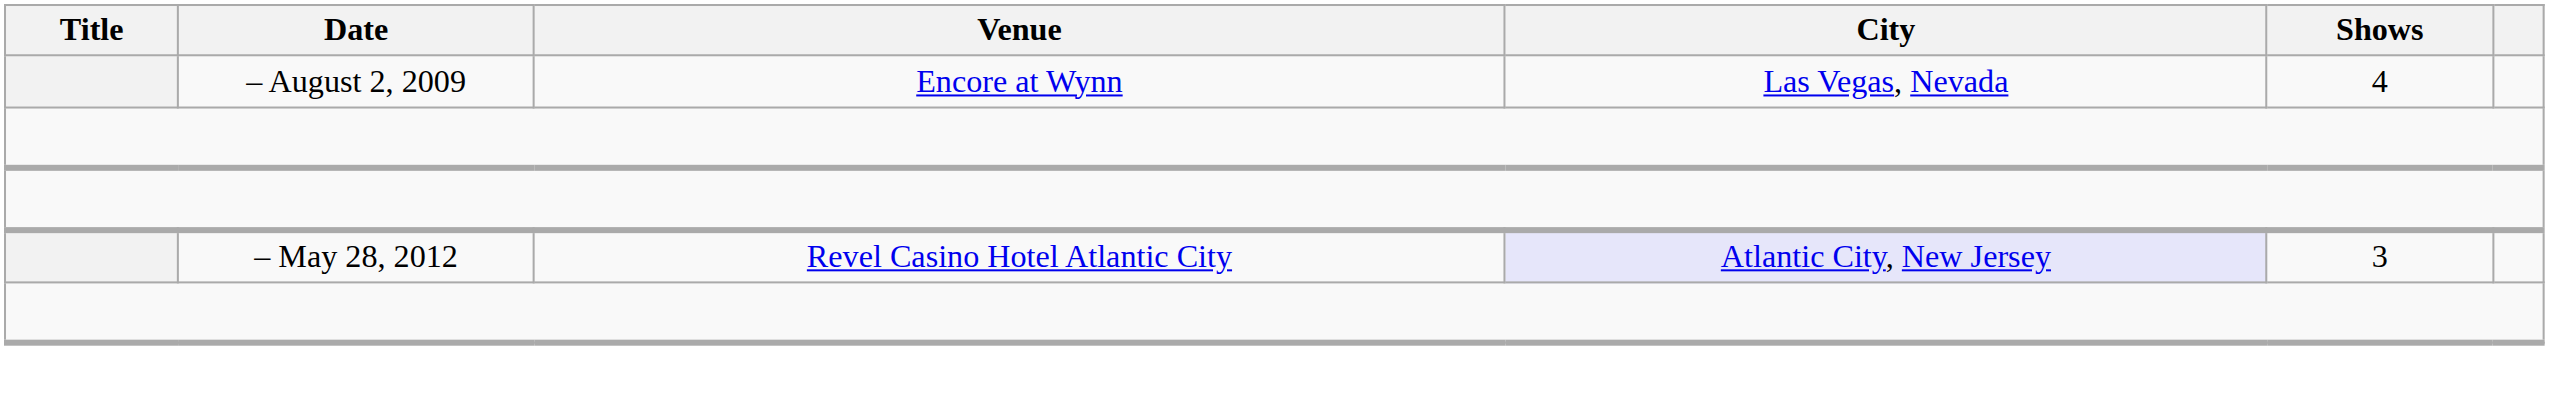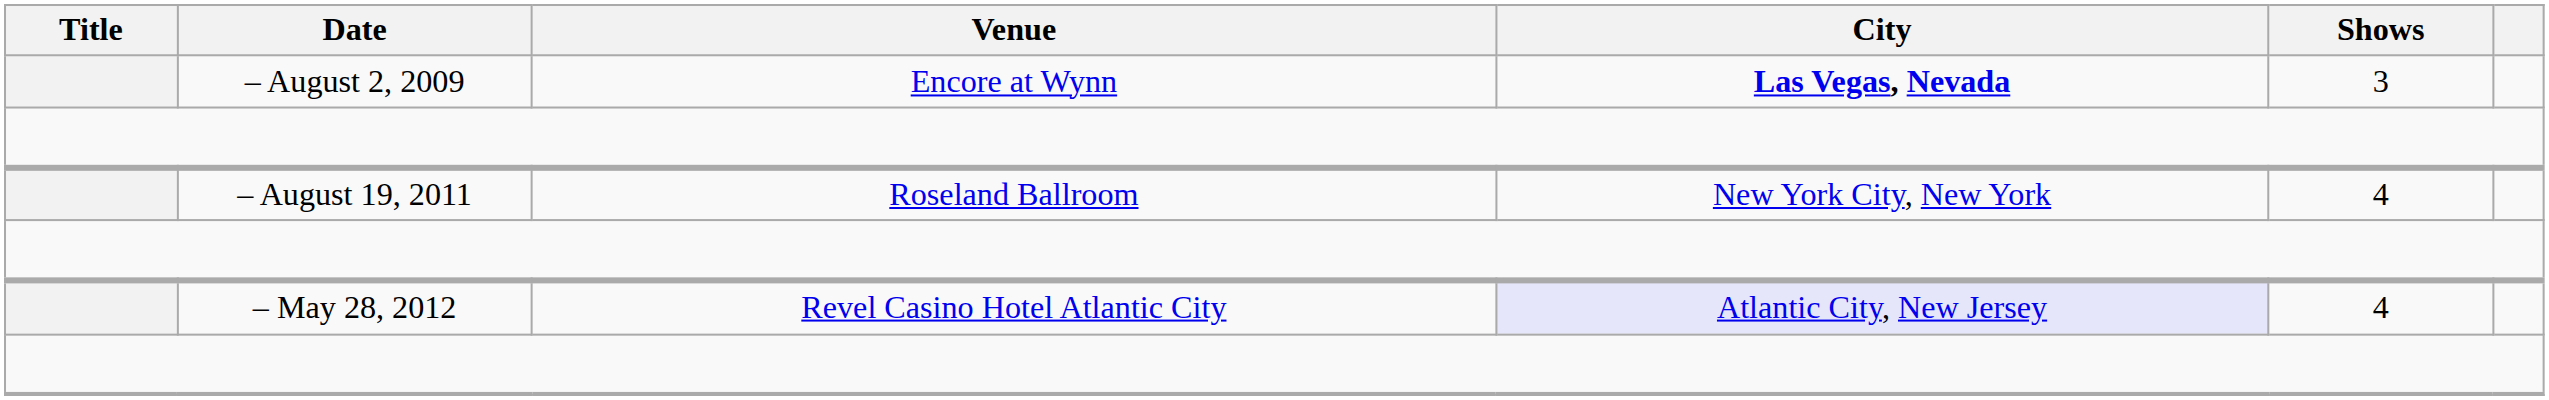(1886, 81) normal -> (1882, 81) bold
(2380, 81) 4 -> (2381, 81) 3
+ row: (355, 194)
(2380, 256) 3 -> (2381, 307) 4
